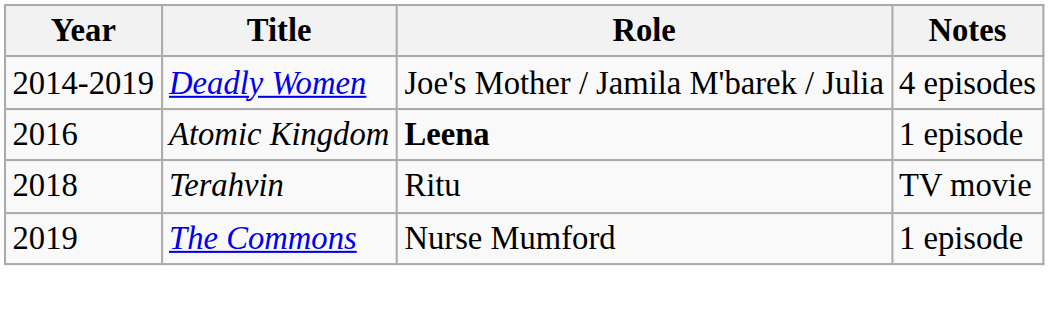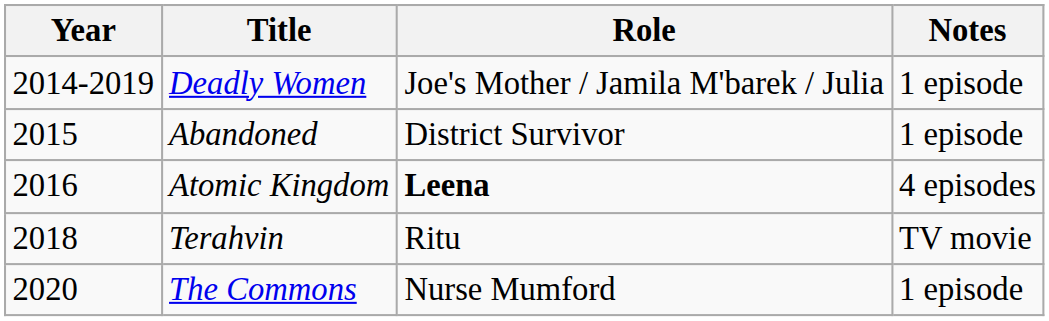(967, 82) 4 episodes -> (961, 82) 1 episode
+ row: (243, 133)
(961, 133) 1 episode -> (967, 185) 4 episodes
(45, 237) 2019 -> (45, 289) 2020
